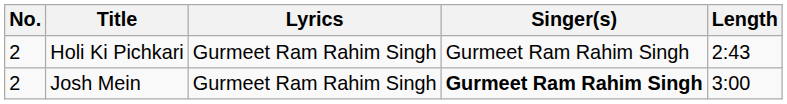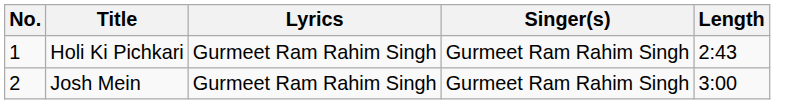(15, 51) 2 -> (15, 51) 1
(574, 83) bold -> (568, 83) normal
